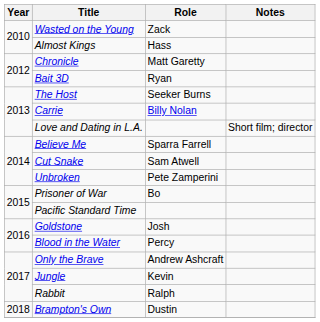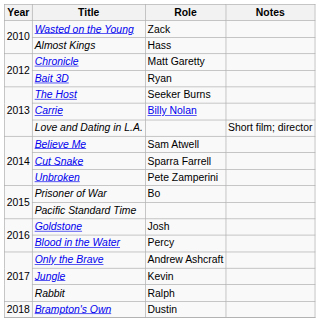(179, 144) Sparra Farrell -> (173, 144) Sam Atwell
(173, 161) Sam Atwell -> (179, 161) Sparra Farrell
